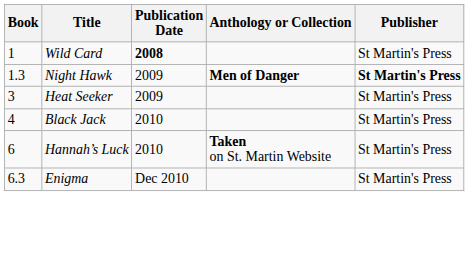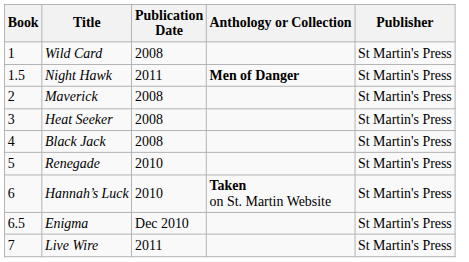(149, 53) bold -> (149, 53) normal
(16, 75) 1.3 -> (16, 75) 1.5
(149, 75) 2009 -> (149, 75) 2011
(409, 75) bold -> (405, 75) normal
+ row: (71, 97)
(149, 97) 2009 -> (149, 119) 2008
(149, 119) 2010 -> (149, 141) 2008
+ row: (72, 163)
(16, 179) 6.3 -> (16, 223) 6.5
+ row: (72, 245)
